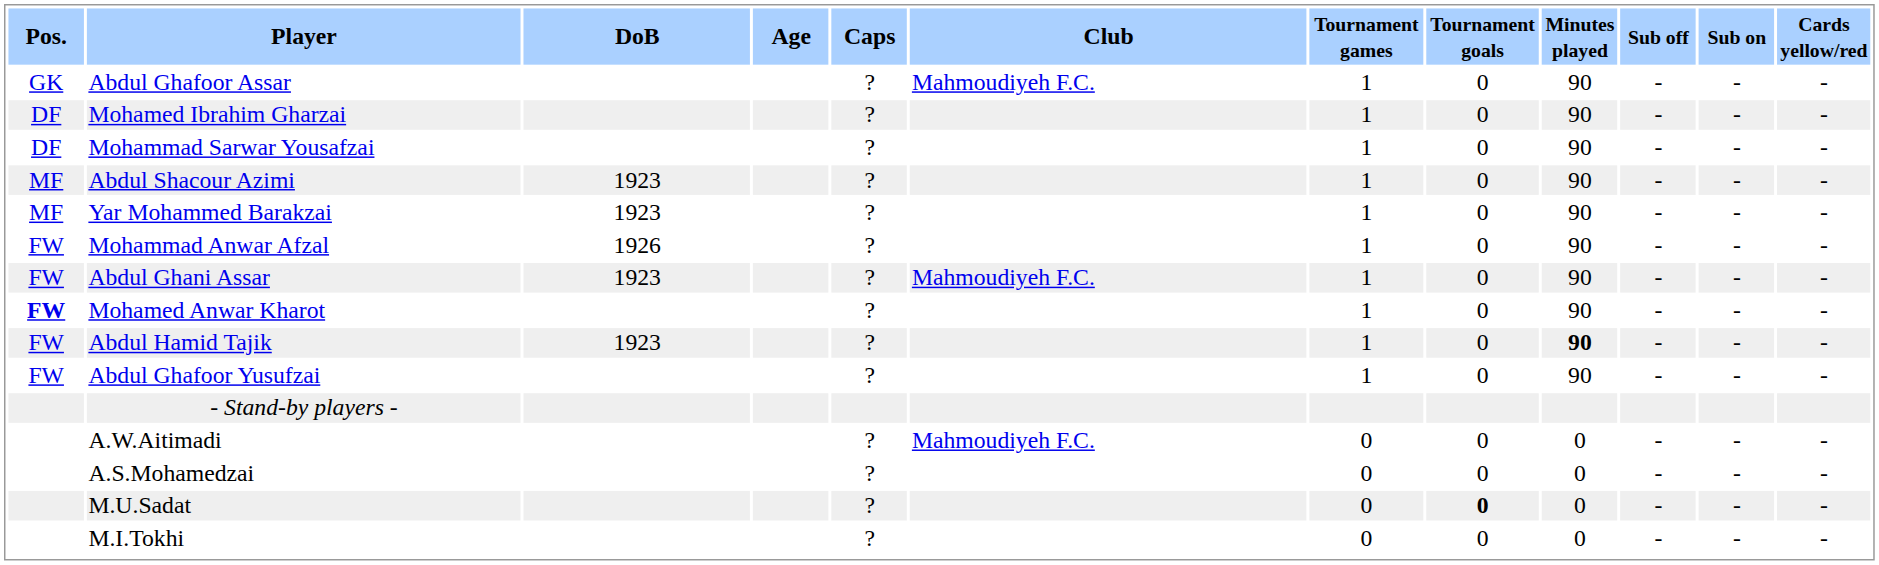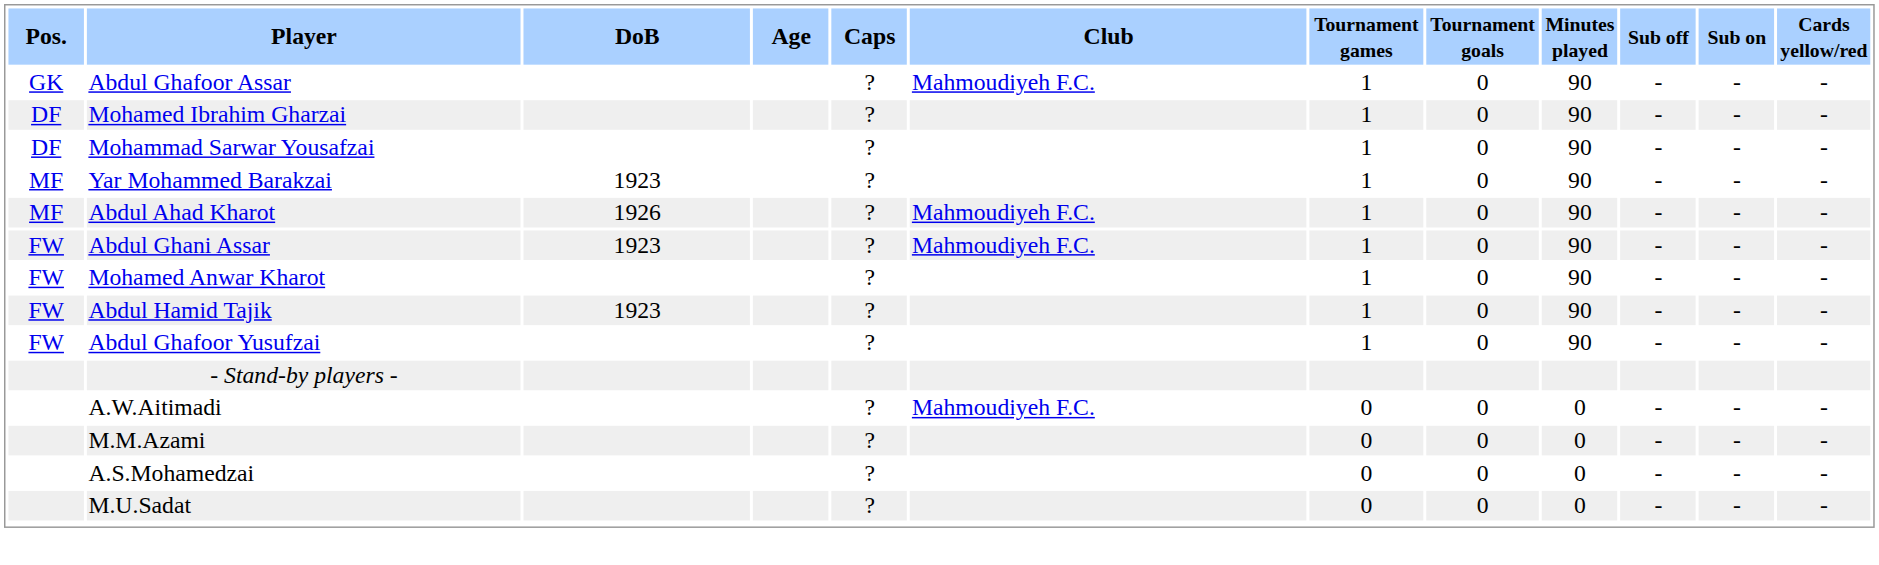- row: (192, 179)
+ row: (182, 212)
- row: (209, 245)
(46, 310) bold -> (46, 277) normal
(1580, 342) bold -> (1580, 310) normal
+ row: (147, 440)
(1483, 505) bold -> (1483, 505) normal
- row: (136, 538)
